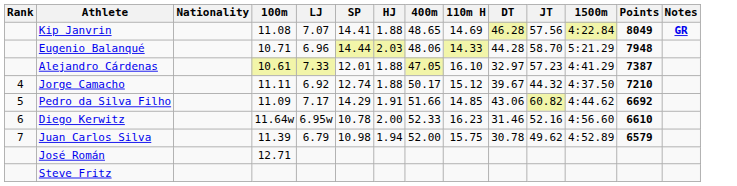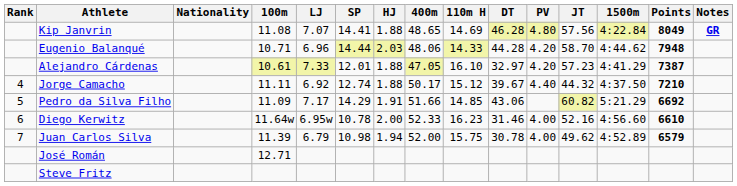+ column: (543, 14)
(591, 49) 5:21.29 -> (623, 49) 4:44.62
(591, 102) 4:44.62 -> (623, 102) 5:21.29
